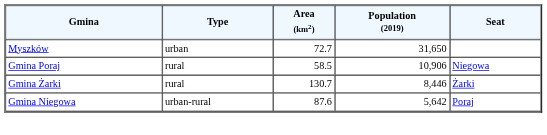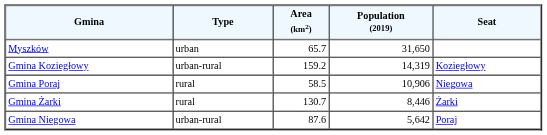(323, 48) 72.7 -> (317, 48) 65.7
+ row: (48, 66)
